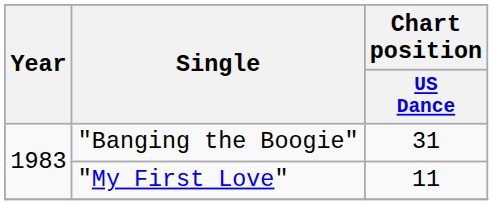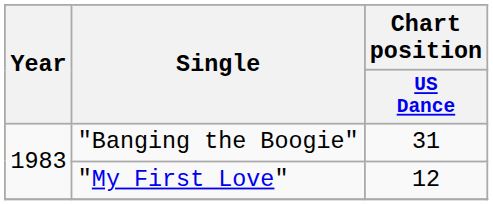(426, 180) 11 -> (426, 180) 12
